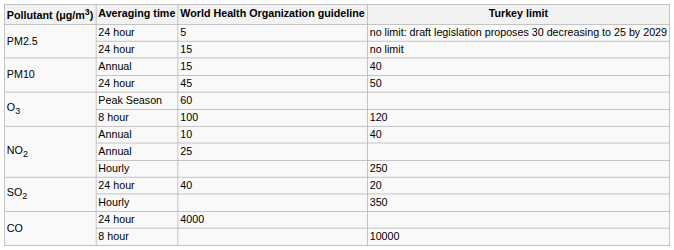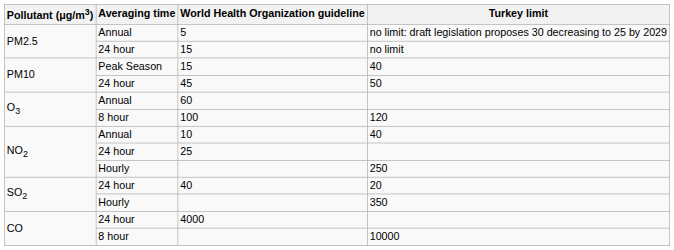(116, 32) 24 hour -> (115, 32) Annual
(115, 66) Annual -> (130, 66) Peak Season
(130, 100) Peak Season -> (115, 100) Annual
(115, 151) Annual -> (116, 151) 24 hour
